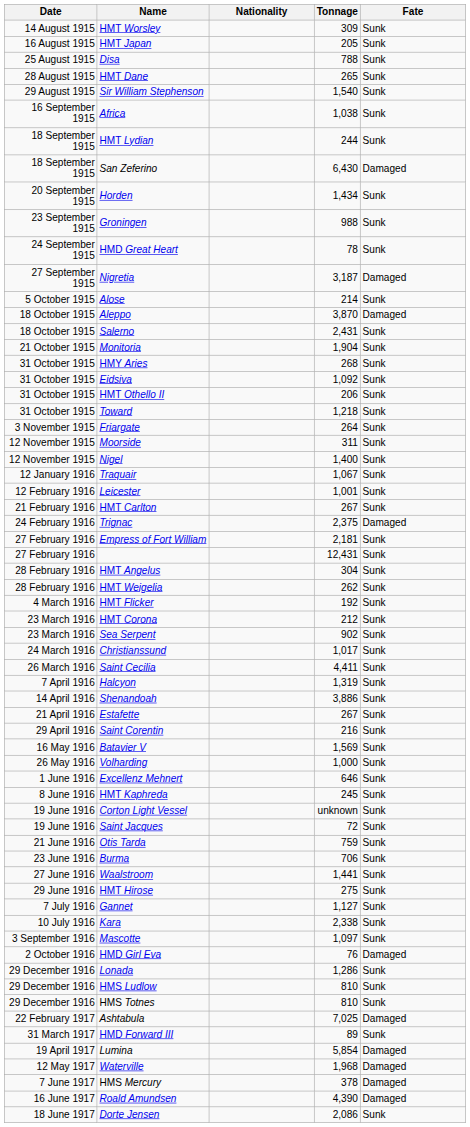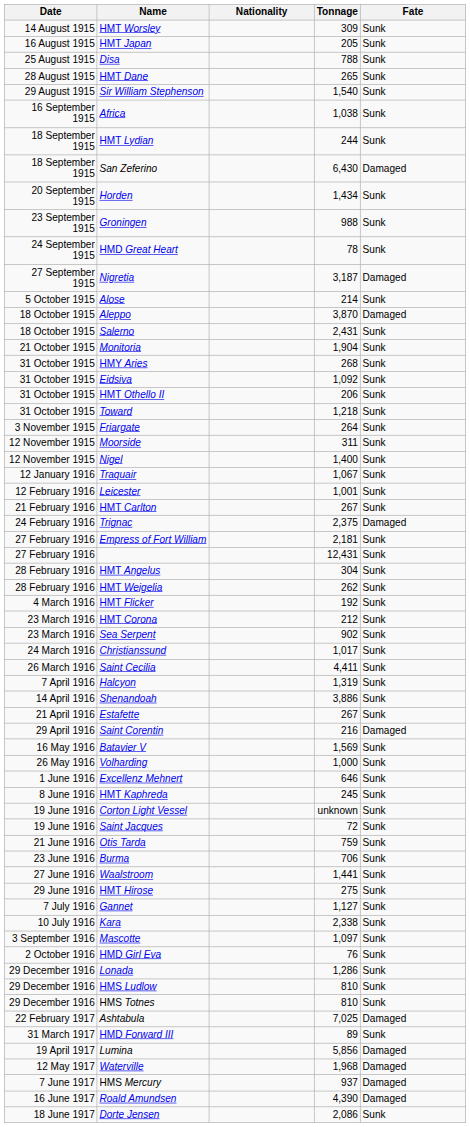(374, 731) Sunk -> (384, 731) Damaged
(384, 955) Damaged -> (374, 955) Sunk
(345, 1051) 5,854 -> (345, 1051) 5,856
(350, 1083) 378 -> (350, 1083) 937
